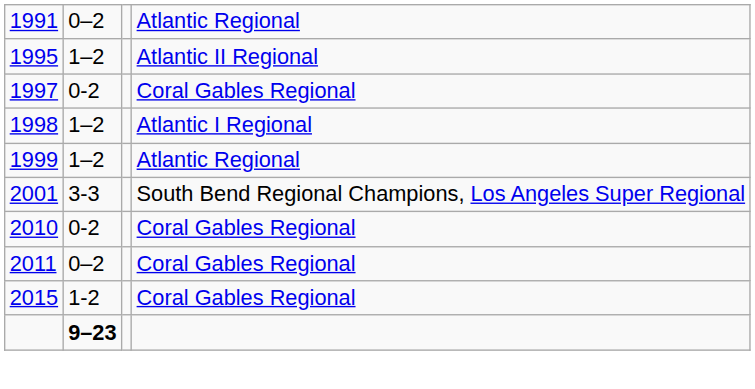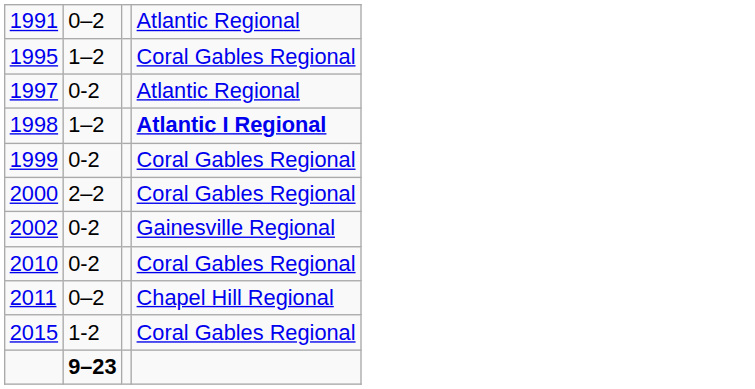(227, 56) Atlantic II Regional -> (246, 56) Coral Gables Regional
(246, 90) Coral Gables Regional -> (218, 90) Atlantic Regional
(224, 125) normal -> (232, 125) bold
(86, 159) 1–2 -> (84, 159) 0-2
(218, 159) Atlantic Regional -> (246, 159) Coral Gables Regional
+ row: (34, 194)
- row: (34, 194)
+ row: (34, 228)
(246, 263) Coral Gables Regional -> (235, 297) Chapel Hill Regional
